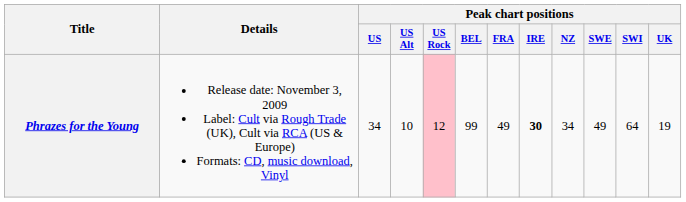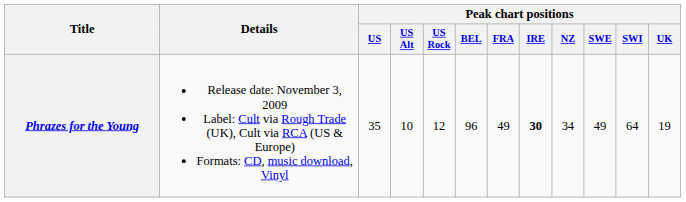(375, 125) 34 -> (375, 125) 35
(439, 125) pink background -> (439, 125) no background
(471, 125) 99 -> (471, 125) 96
